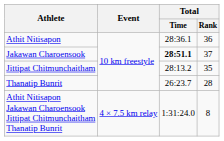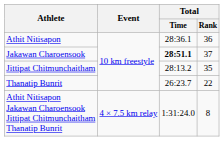(208, 83) 28 -> (208, 83) 22
